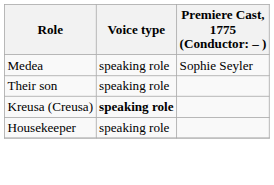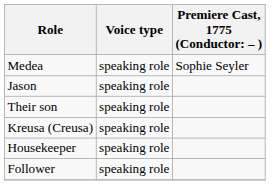+ row: (22, 86)
(136, 106) bold -> (134, 127) normal
+ row: (31, 169)
